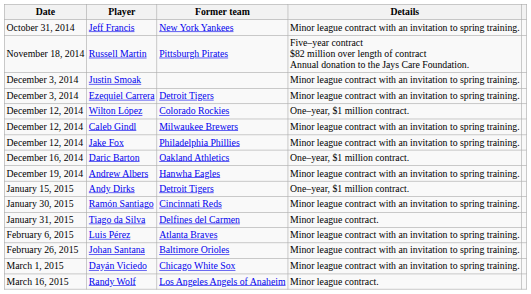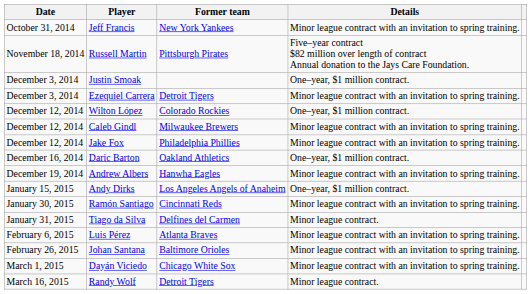(405, 80) Minor league contract with an invitation to spring training. -> (350, 80) One–year, $1 million contract.
(186, 188) Detroit Tigers -> (222, 188) Los Angeles Angels of Anaheim
(222, 281) Los Angeles Angels of Anaheim -> (186, 281) Detroit Tigers
